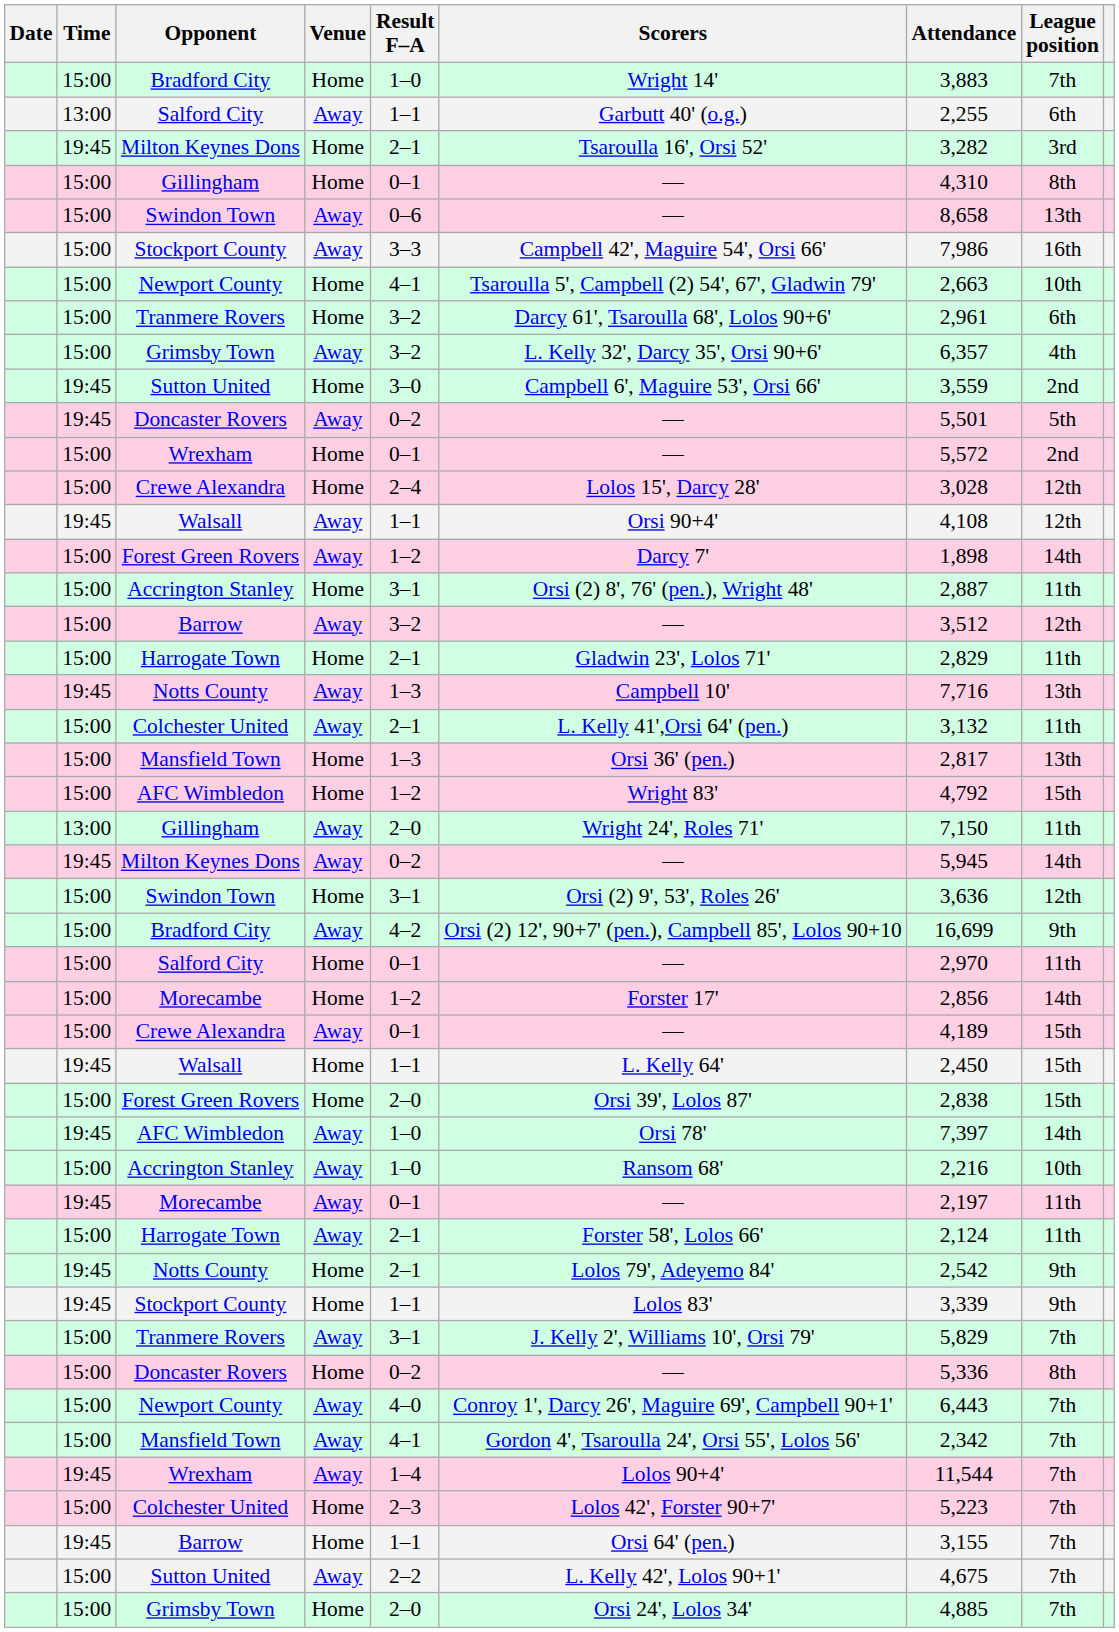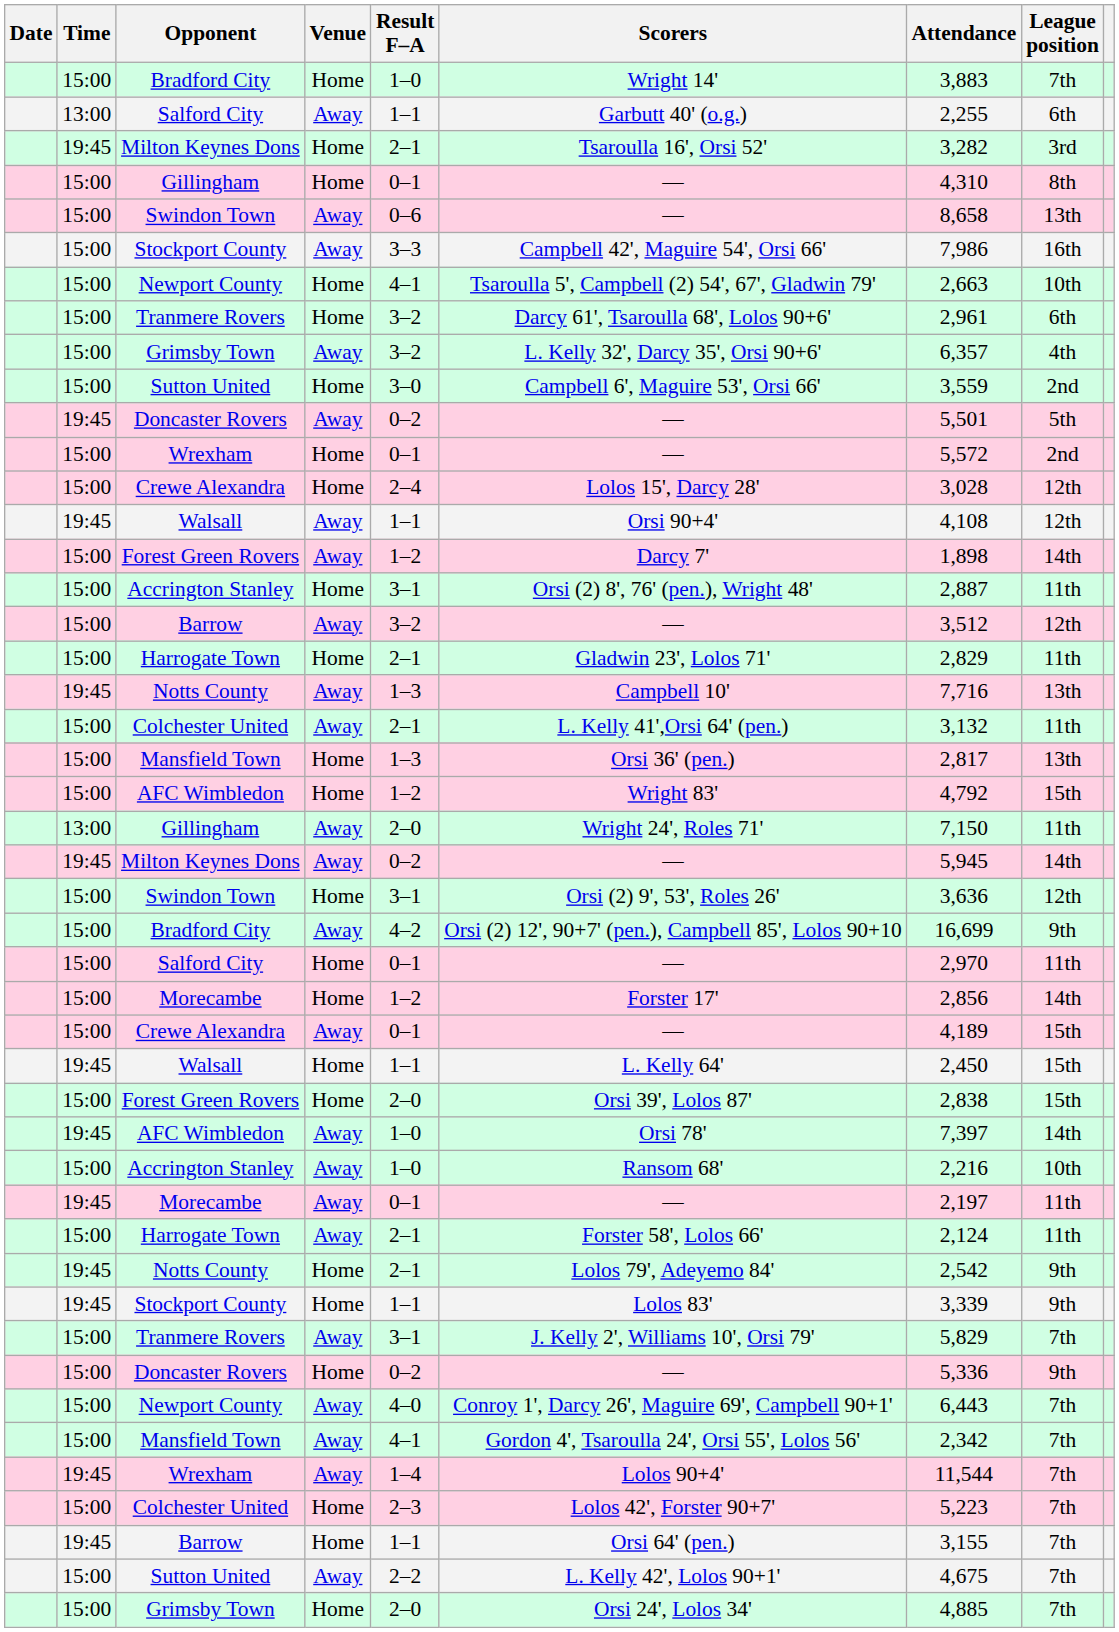(87, 385) 19:45 -> (87, 385) 15:00
(1063, 1371) 8th -> (1063, 1371) 9th
